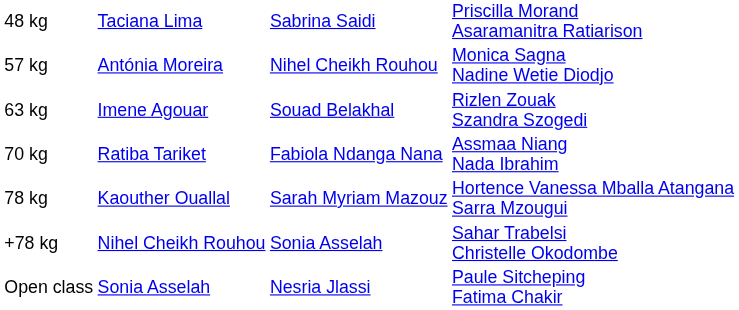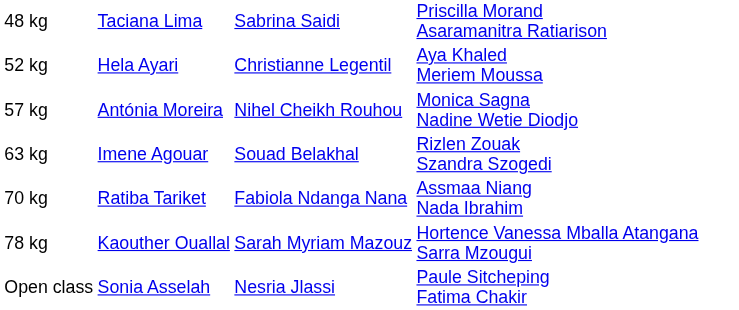+ row: (26, 65)
- row: (31, 243)
